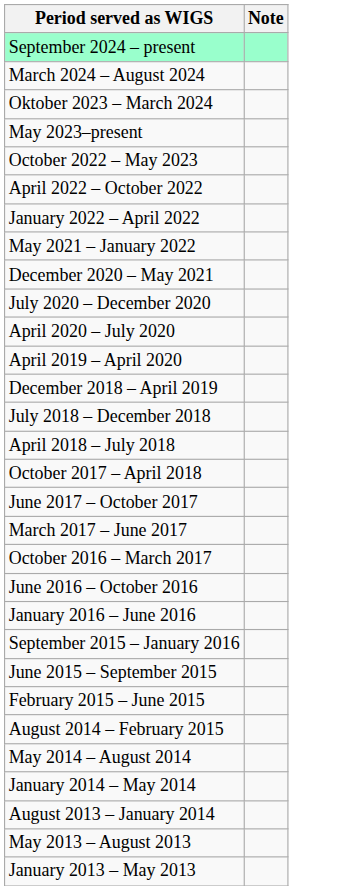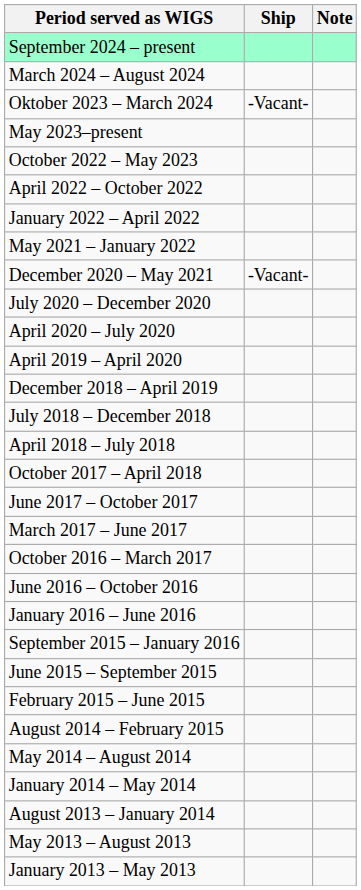+ column: (278, 18)
